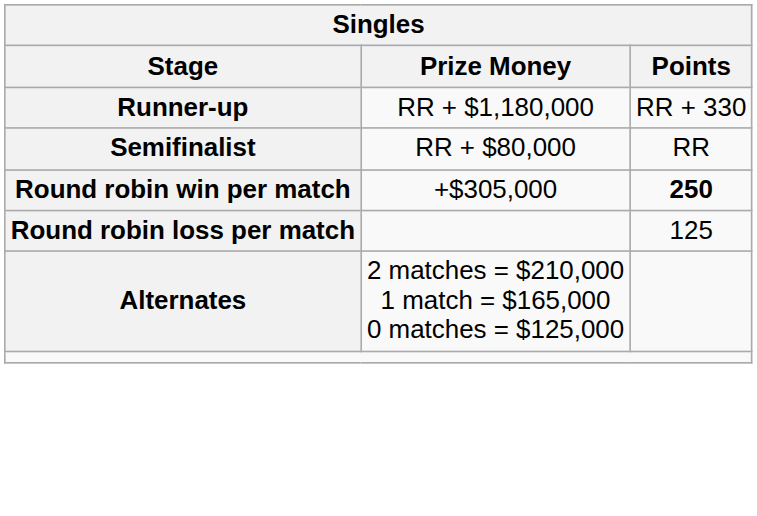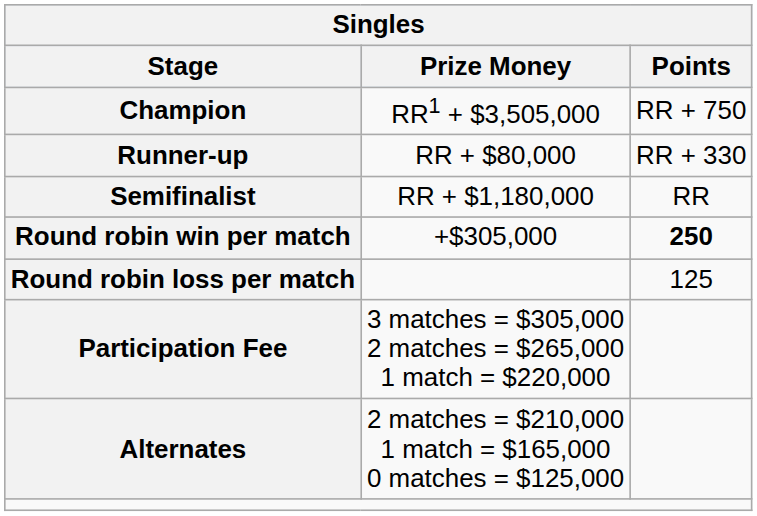+ row: (183, 110)
(496, 107) RR + $1,180,000 -> (496, 155) RR + $80,000
(496, 148) RR + $80,000 -> (496, 196) RR + $1,180,000
+ row: (183, 348)
